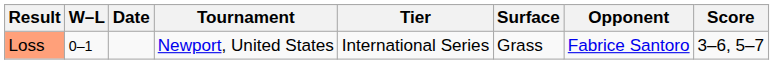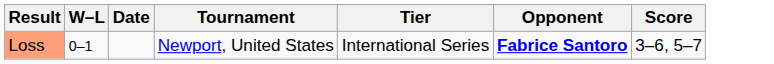- column: (528, 18)
(629, 45) normal -> (562, 45) bold
